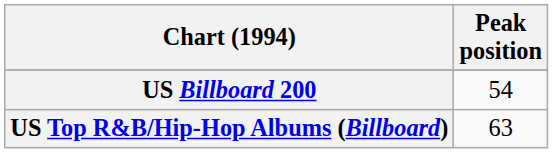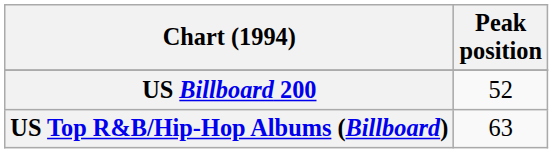(501, 89) 54 -> (501, 89) 52
